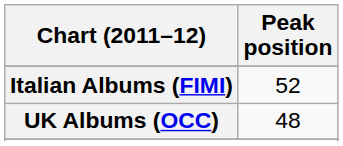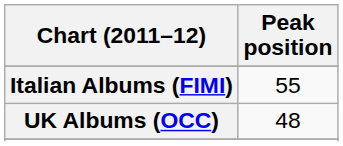(288, 84) 52 -> (288, 84) 55
